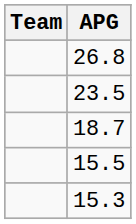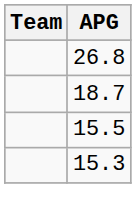- row: (99, 94)
